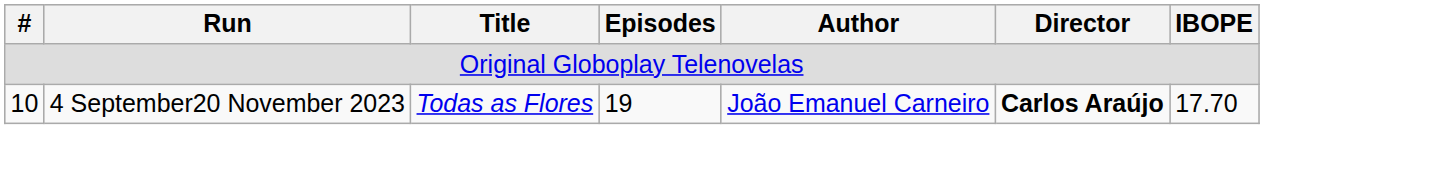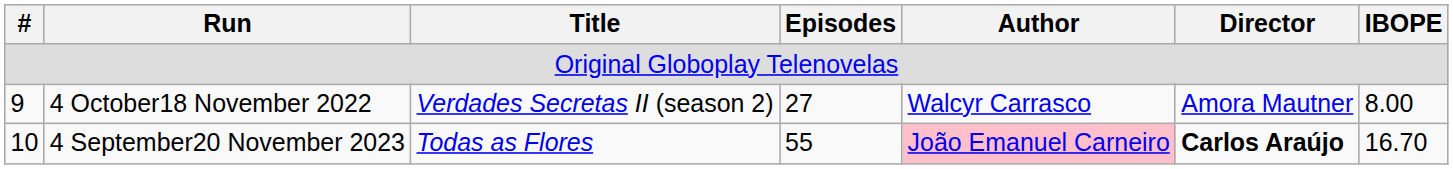+ row: (211, 103)
(619, 103) 19 -> (799, 143) 55
(858, 103) no background -> (1039, 143) pink background
(1206, 103) 17.70 -> (1396, 143) 16.70
